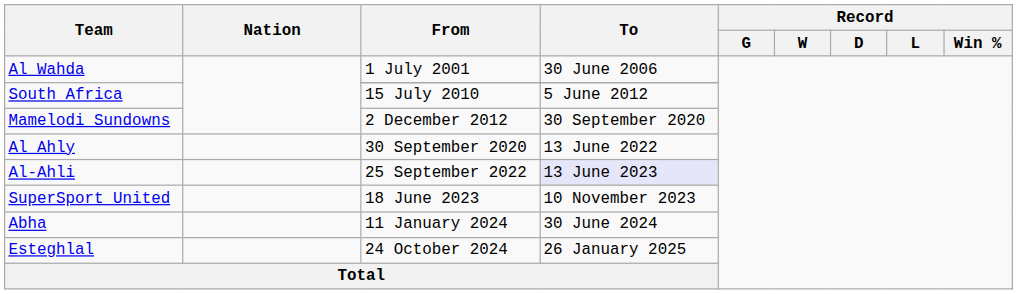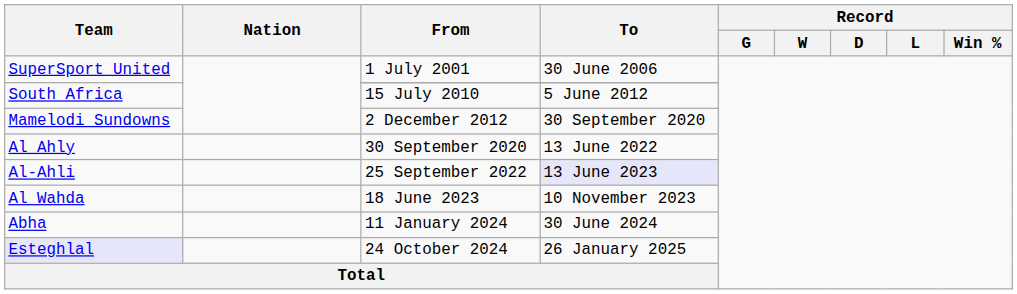(46, 69) Al Wahda -> (89, 69) SuperSport United
(89, 198) SuperSport United -> (46, 198) Al Wahda
(51, 250) no background -> (51, 250) lavender background
